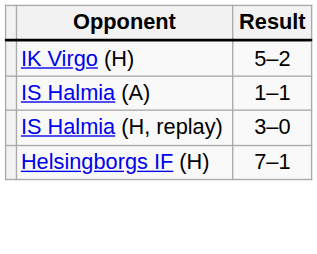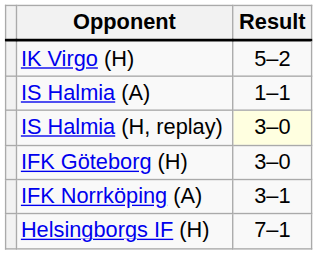(272, 127) no background -> (272, 127) lightyellow background
+ row: (104, 161)
+ row: (112, 196)
